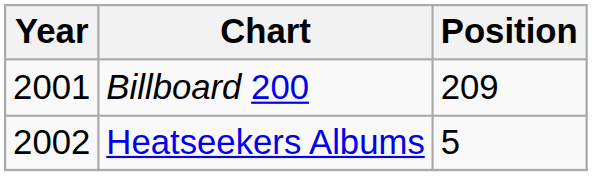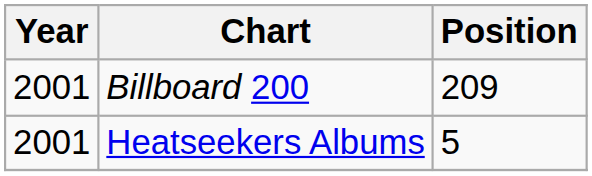(52, 142) 2002 -> (52, 142) 2001
